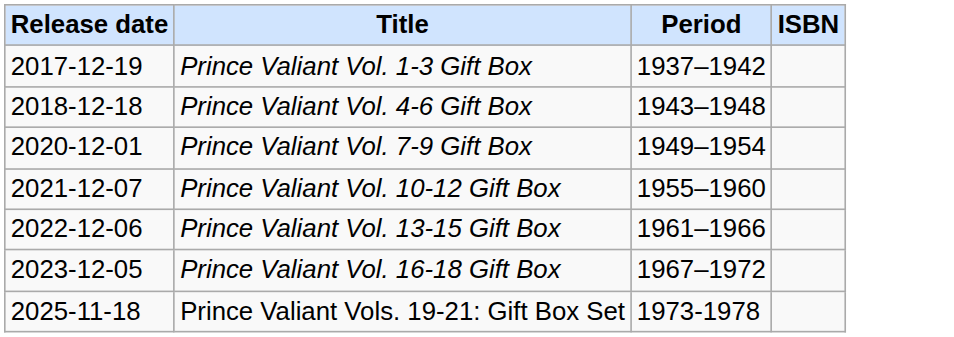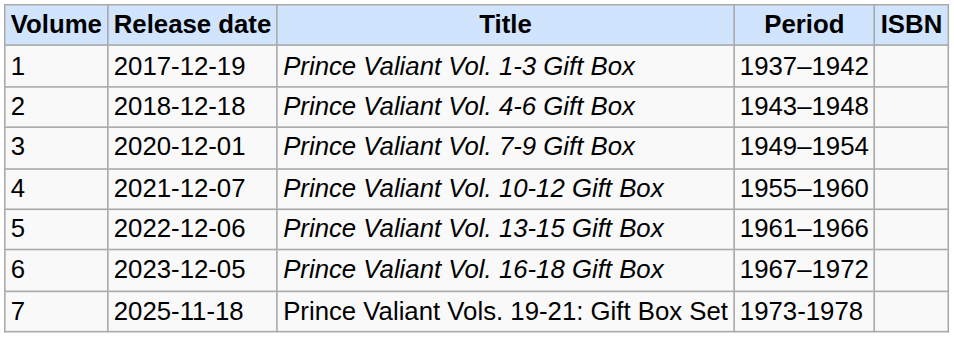+ column: (56, 24)
